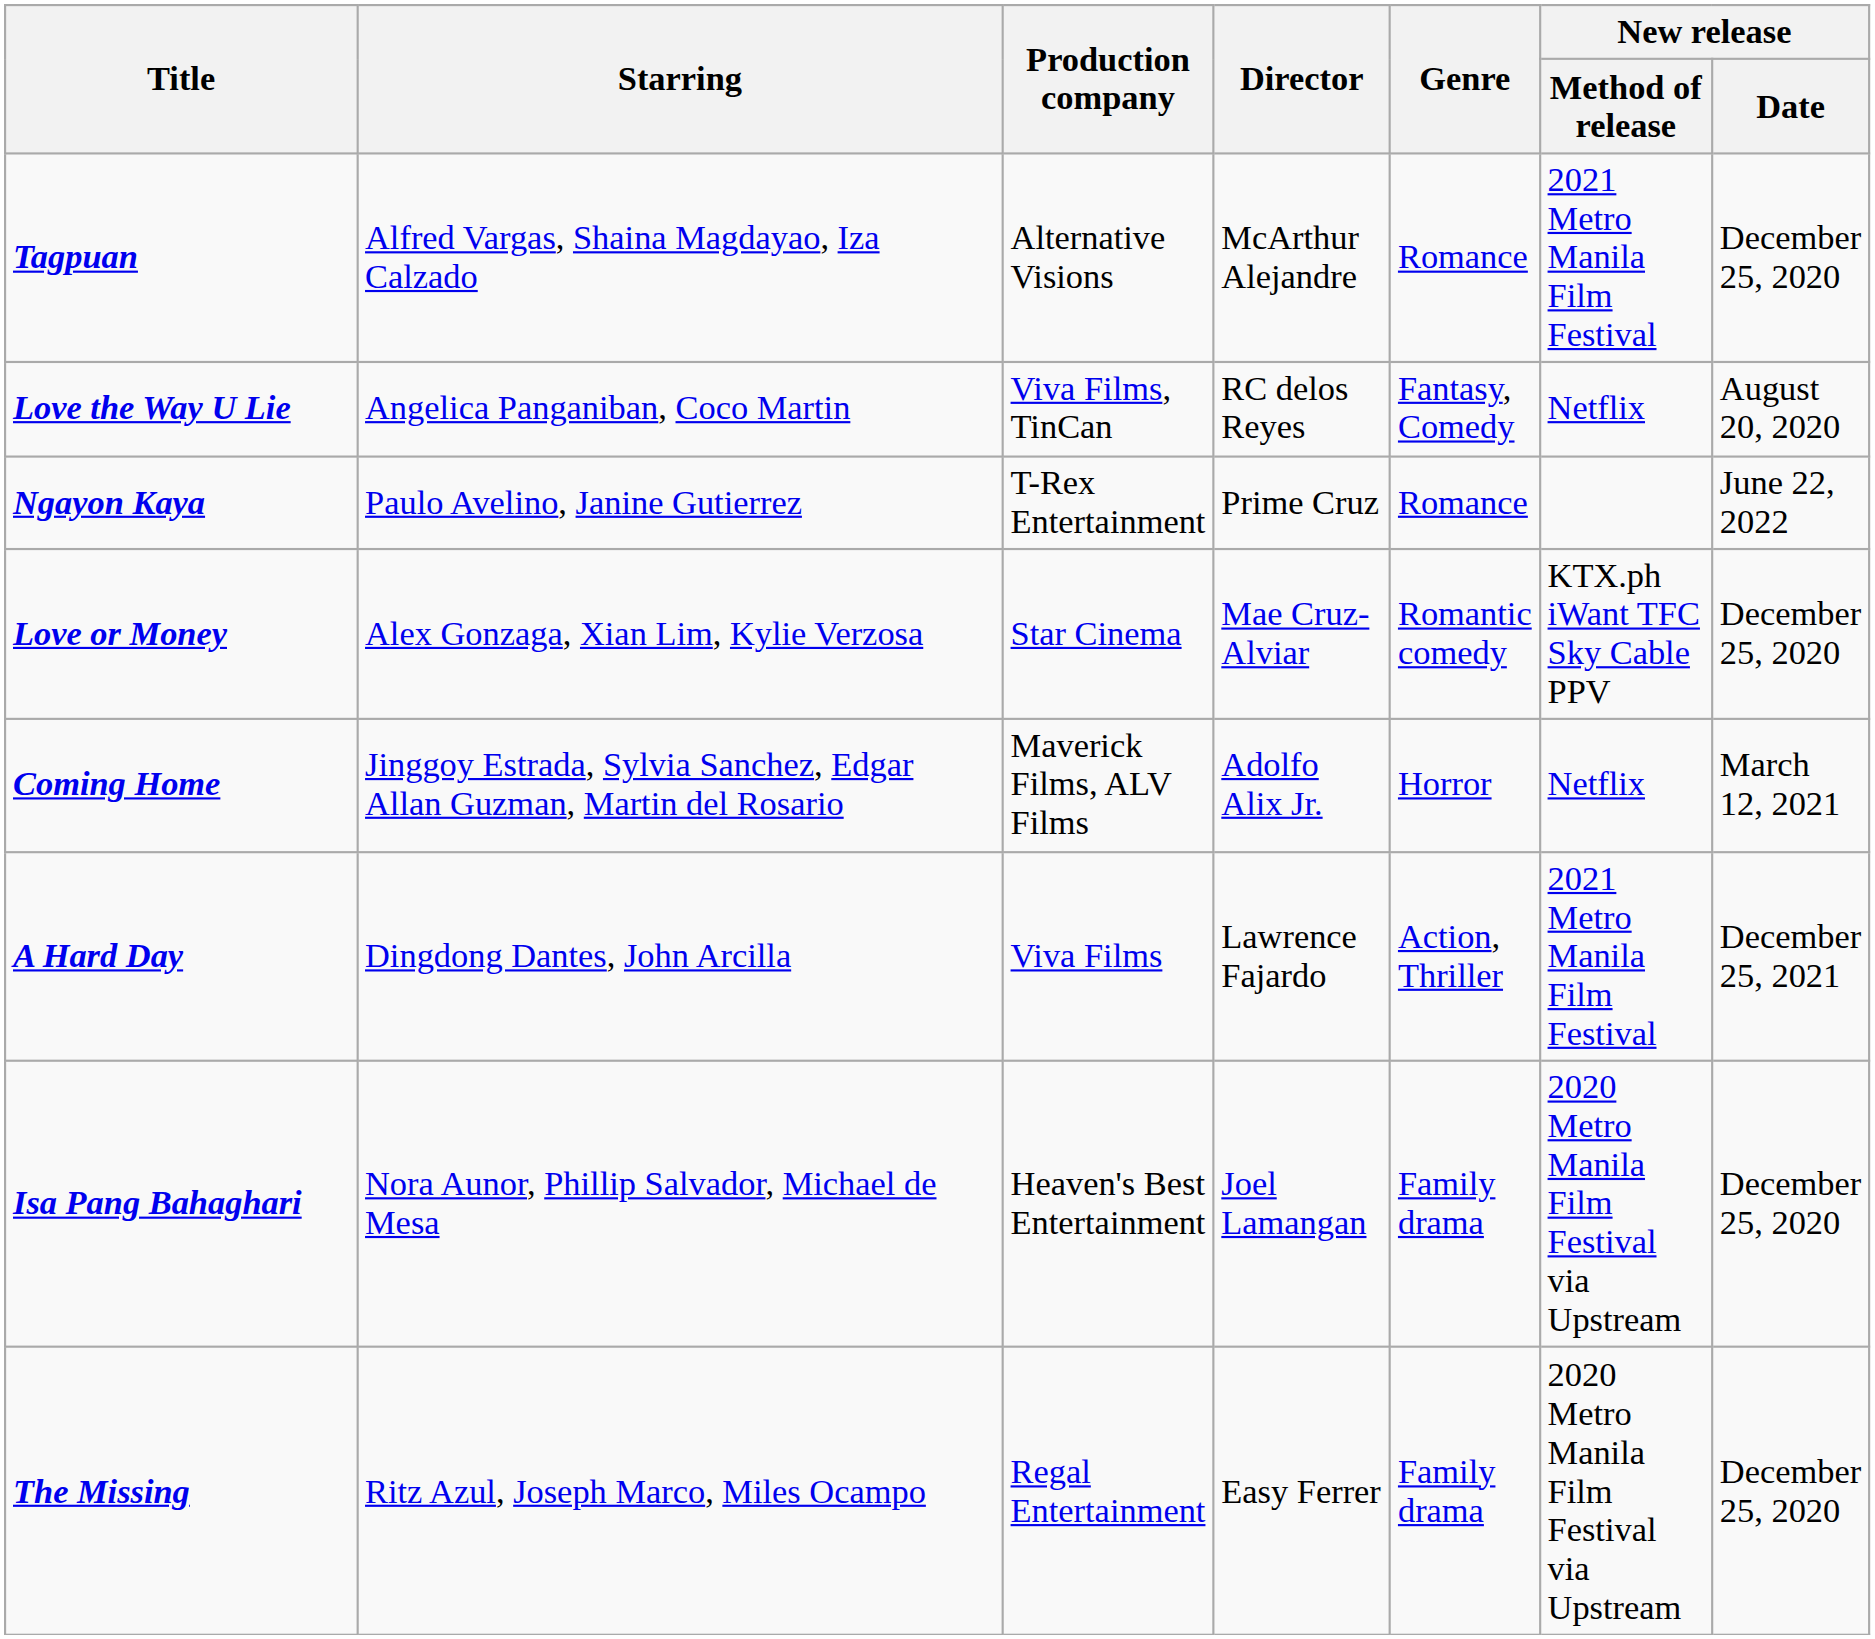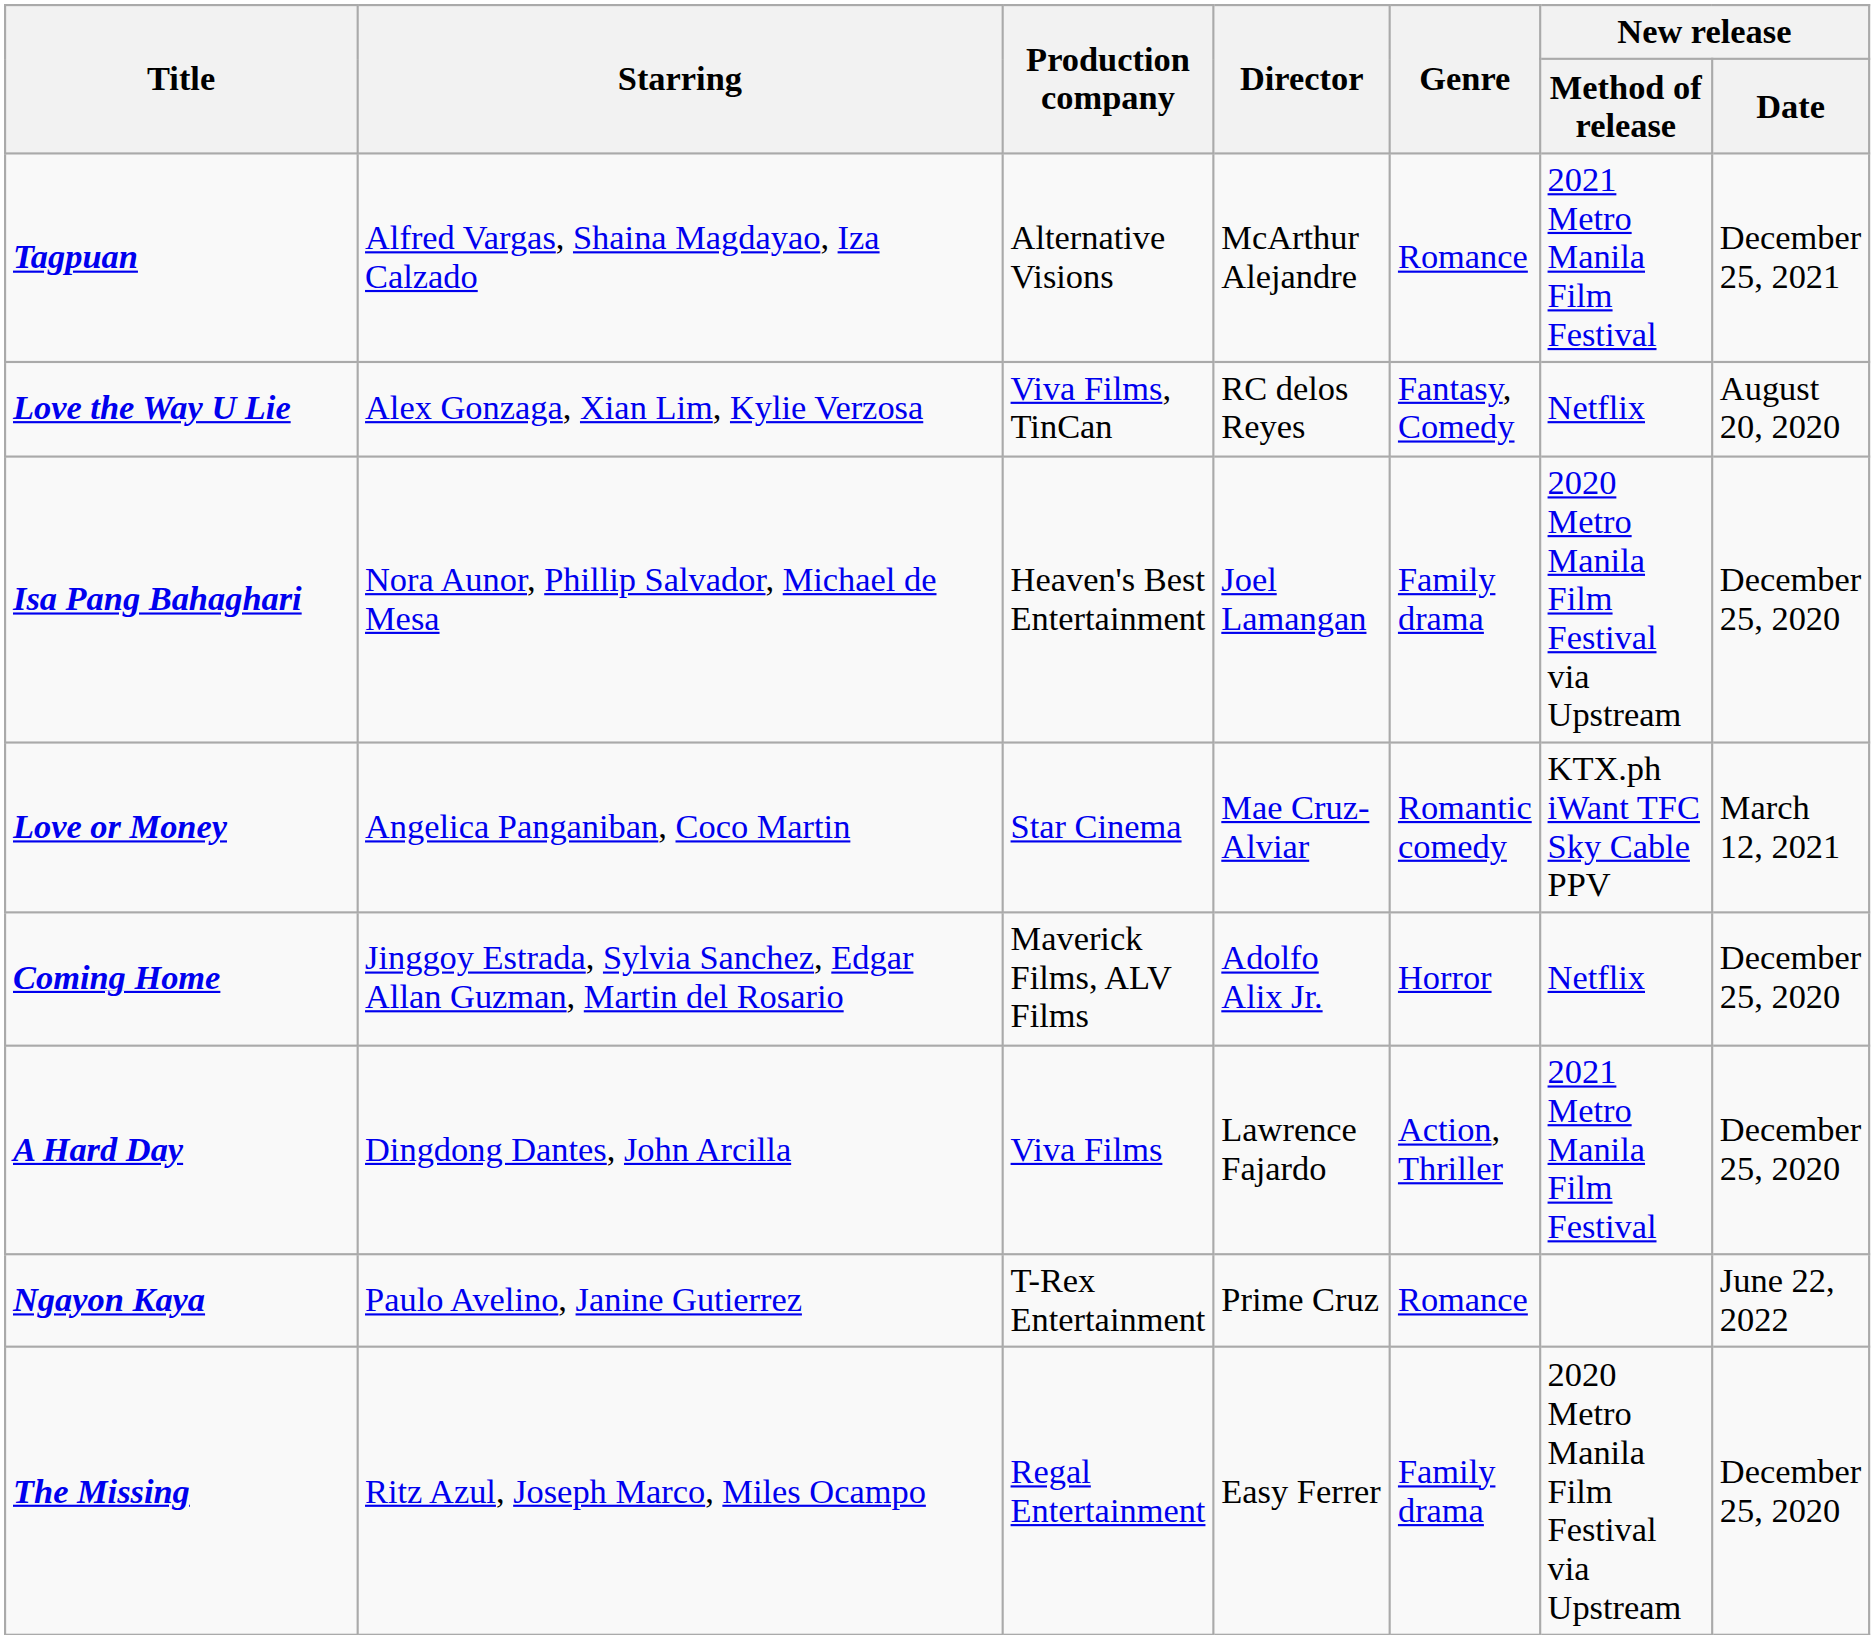(1791, 256) December 25, 2020 -> (1791, 256) December 25, 2021
(608, 408) Angelica Panganiban, Coco Martin -> (644, 408) Alex Gonzaga, Xian Lim, Kylie Verzosa
rows swapped: (157, 1203) <-> (109, 501)
(644, 633) Alex Gonzaga, Xian Lim, Kylie Verzosa -> (608, 827) Angelica Panganiban, Coco Martin
(1791, 633) December 25, 2020 -> (1780, 827) March 12, 2021
(1780, 784) March 12, 2021 -> (1791, 978) December 25, 2020
(1791, 955) December 25, 2021 -> (1791, 1148) December 25, 2020
